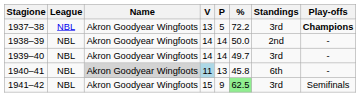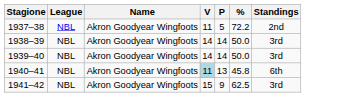- column: (328, 12)
(207, 27) 13 -> (207, 27) 11
(276, 27) 3rd -> (276, 27) 2nd
(276, 41) 2nd -> (276, 41) 3rd
(240, 56) 49.7 -> (240, 56) 50.0
(142, 71) lightgrey background -> (142, 71) no background
(240, 85) lightgreen background -> (240, 85) no background
